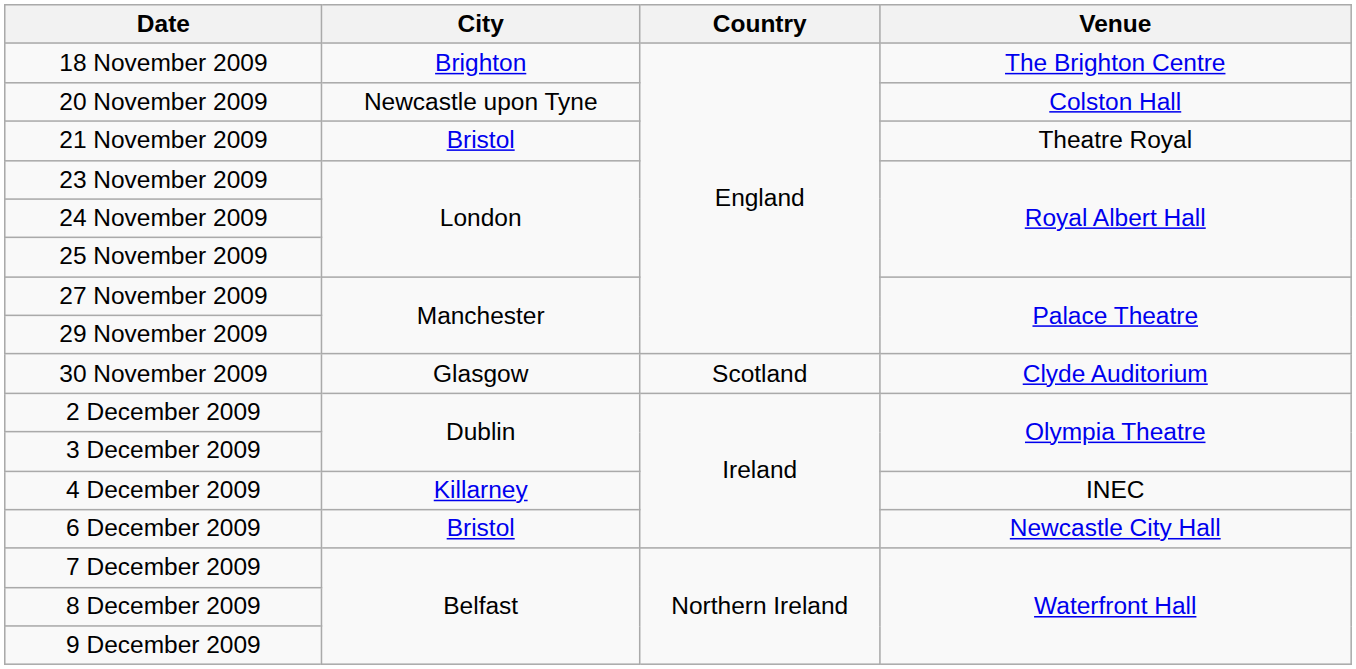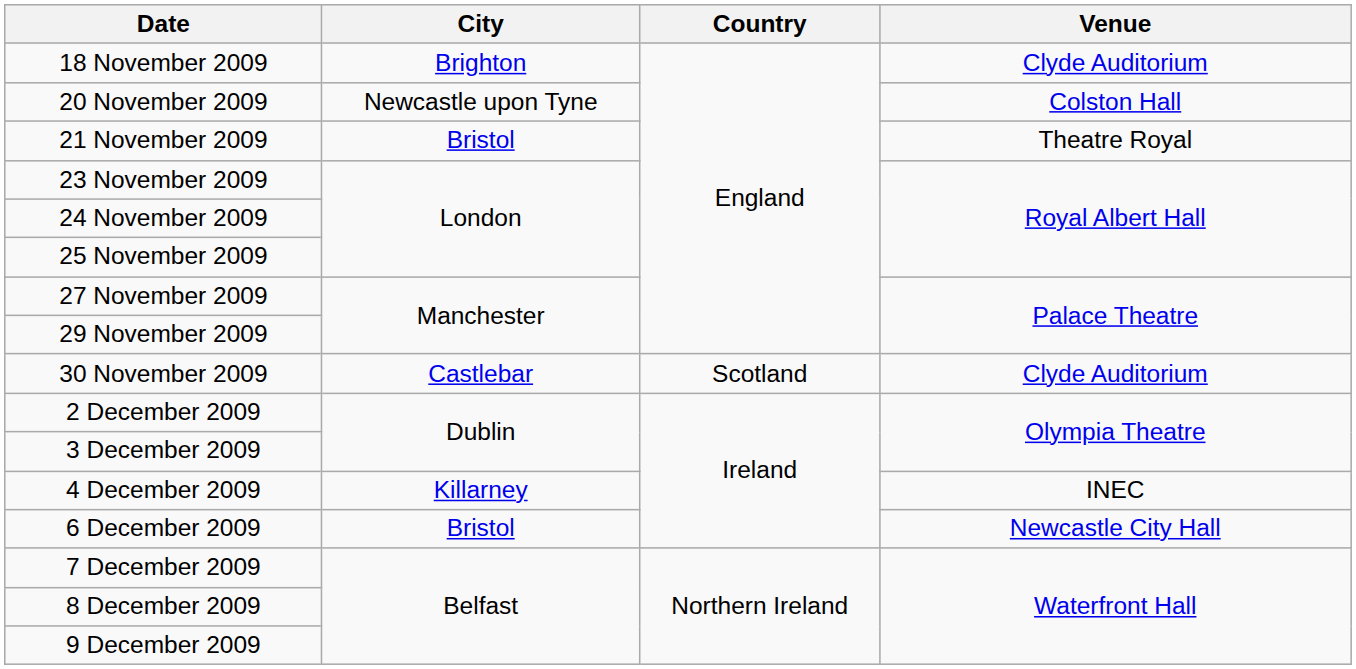(1115, 62) The Brighton Centre -> (1115, 62) Clyde Auditorium
(481, 373) Glasgow -> (481, 373) Castlebar
